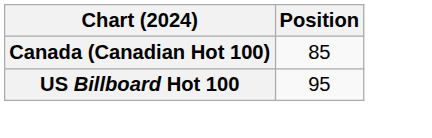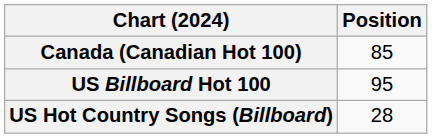+ row: (171, 116)
